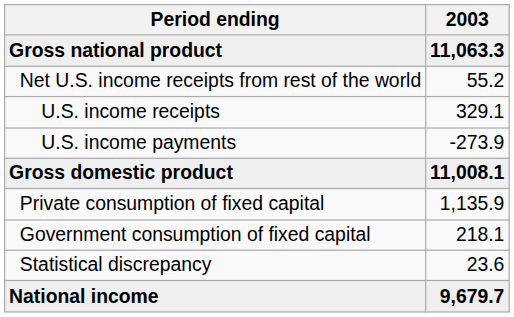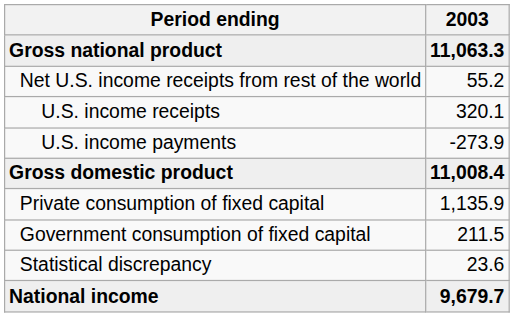(480, 111) 329.1 -> (480, 111) 320.1
(467, 173) 11,008.1 -> (467, 173) 11,008.4
(480, 234) 218.1 -> (481, 234) 211.5
